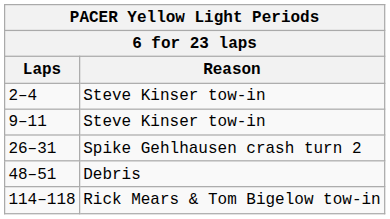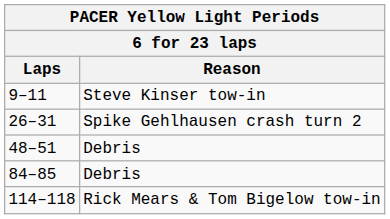- row: (23, 96)
+ row: (32, 174)
